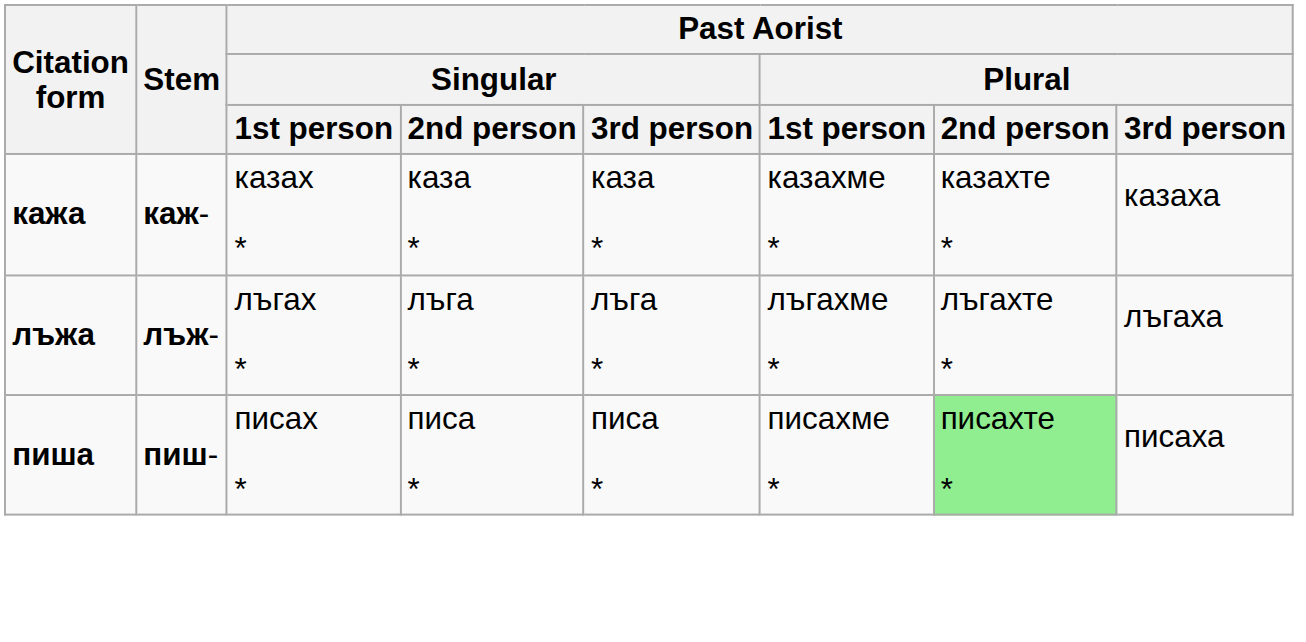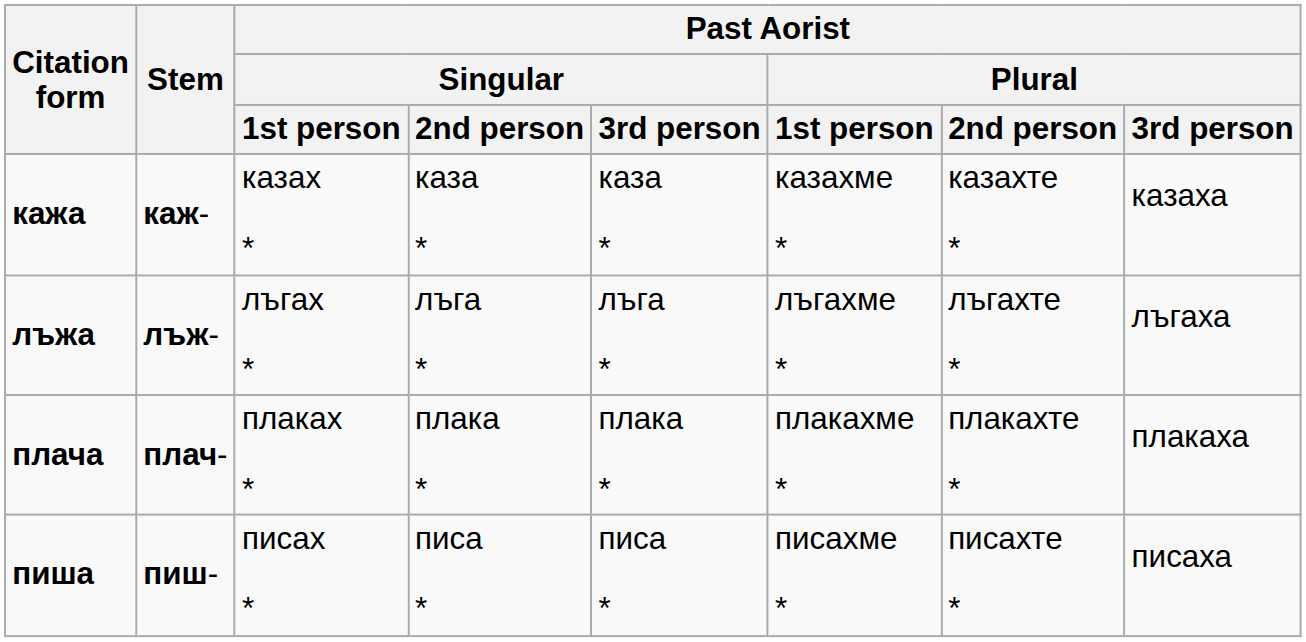+ row: (58, 454)
(998, 454) lightgreen background -> (1005, 574) no background
